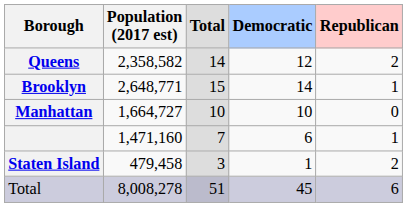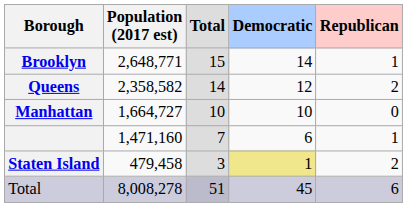rows swapped: (54, 86) <-> (54, 61)
(308, 163) no background -> (308, 163) khaki background
